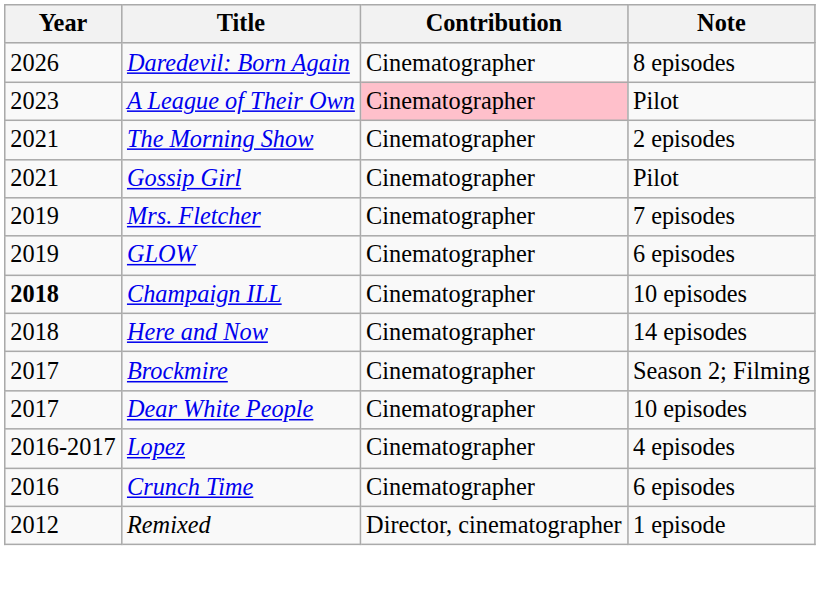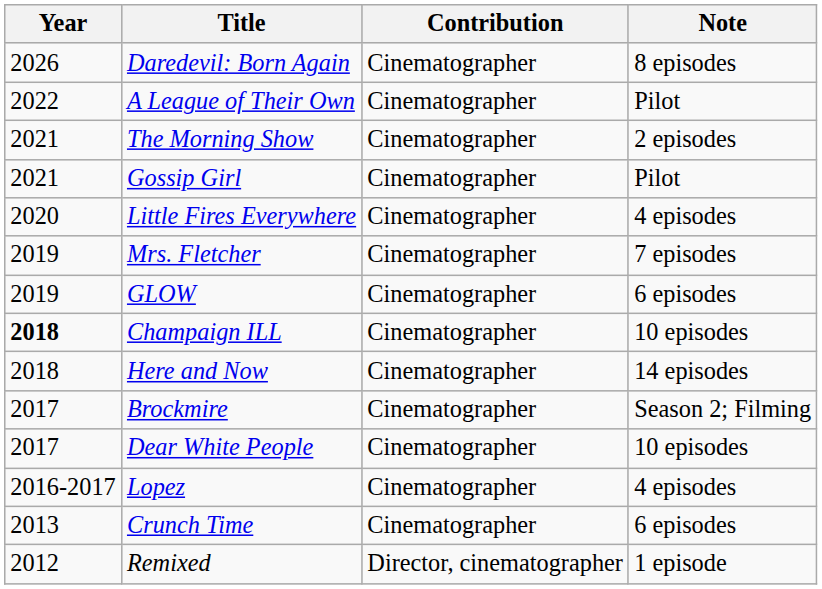(35, 100) 2023 -> (35, 100) 2022
(450, 100) pink background -> (452, 100) no background
+ row: (242, 216)
(35, 486) 2016 -> (35, 525) 2013
